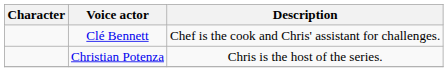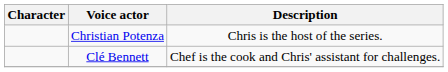rows swapped: (117, 56) <-> (117, 35)
